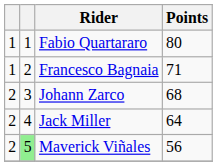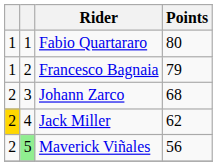(174, 69) 71 -> (174, 69) 79
(12, 121) no background -> (12, 121) gold background
(174, 121) 64 -> (174, 121) 62
